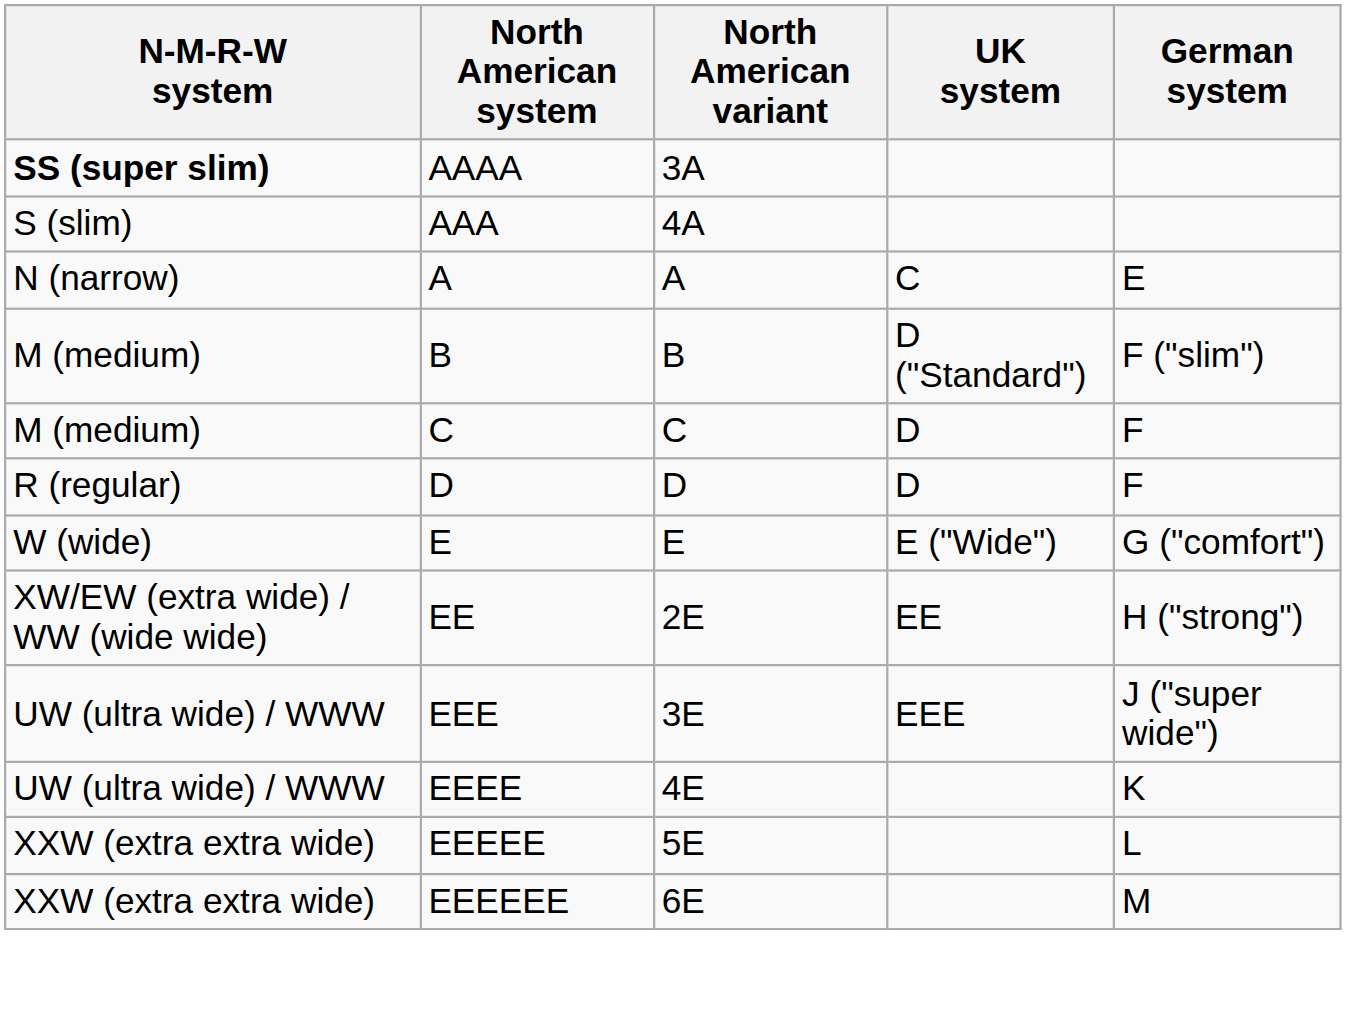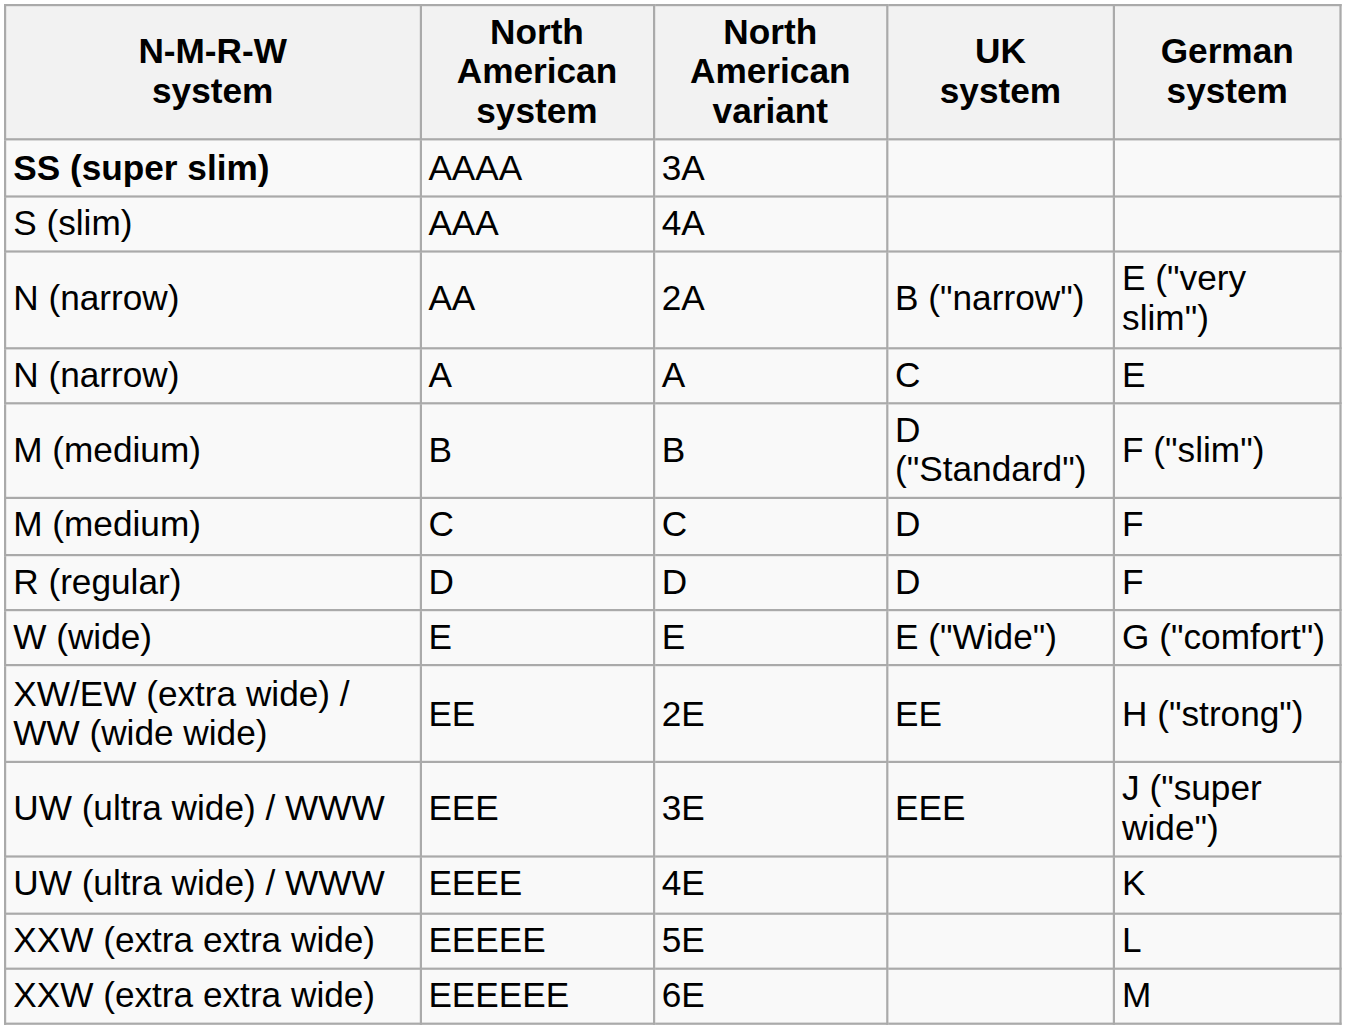+ row: (452, 298)
